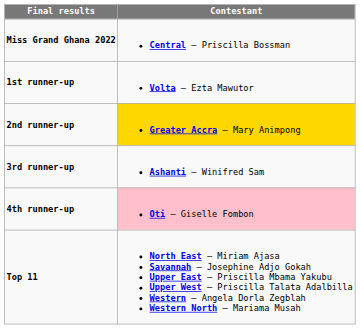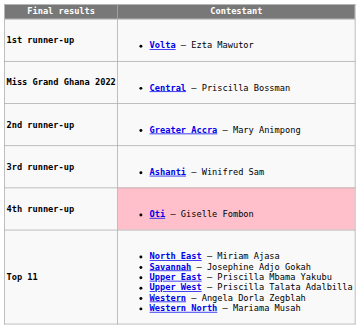rows swapped: (61, 40) <-> (40, 82)
(236, 129) gold background -> (236, 129) no background
